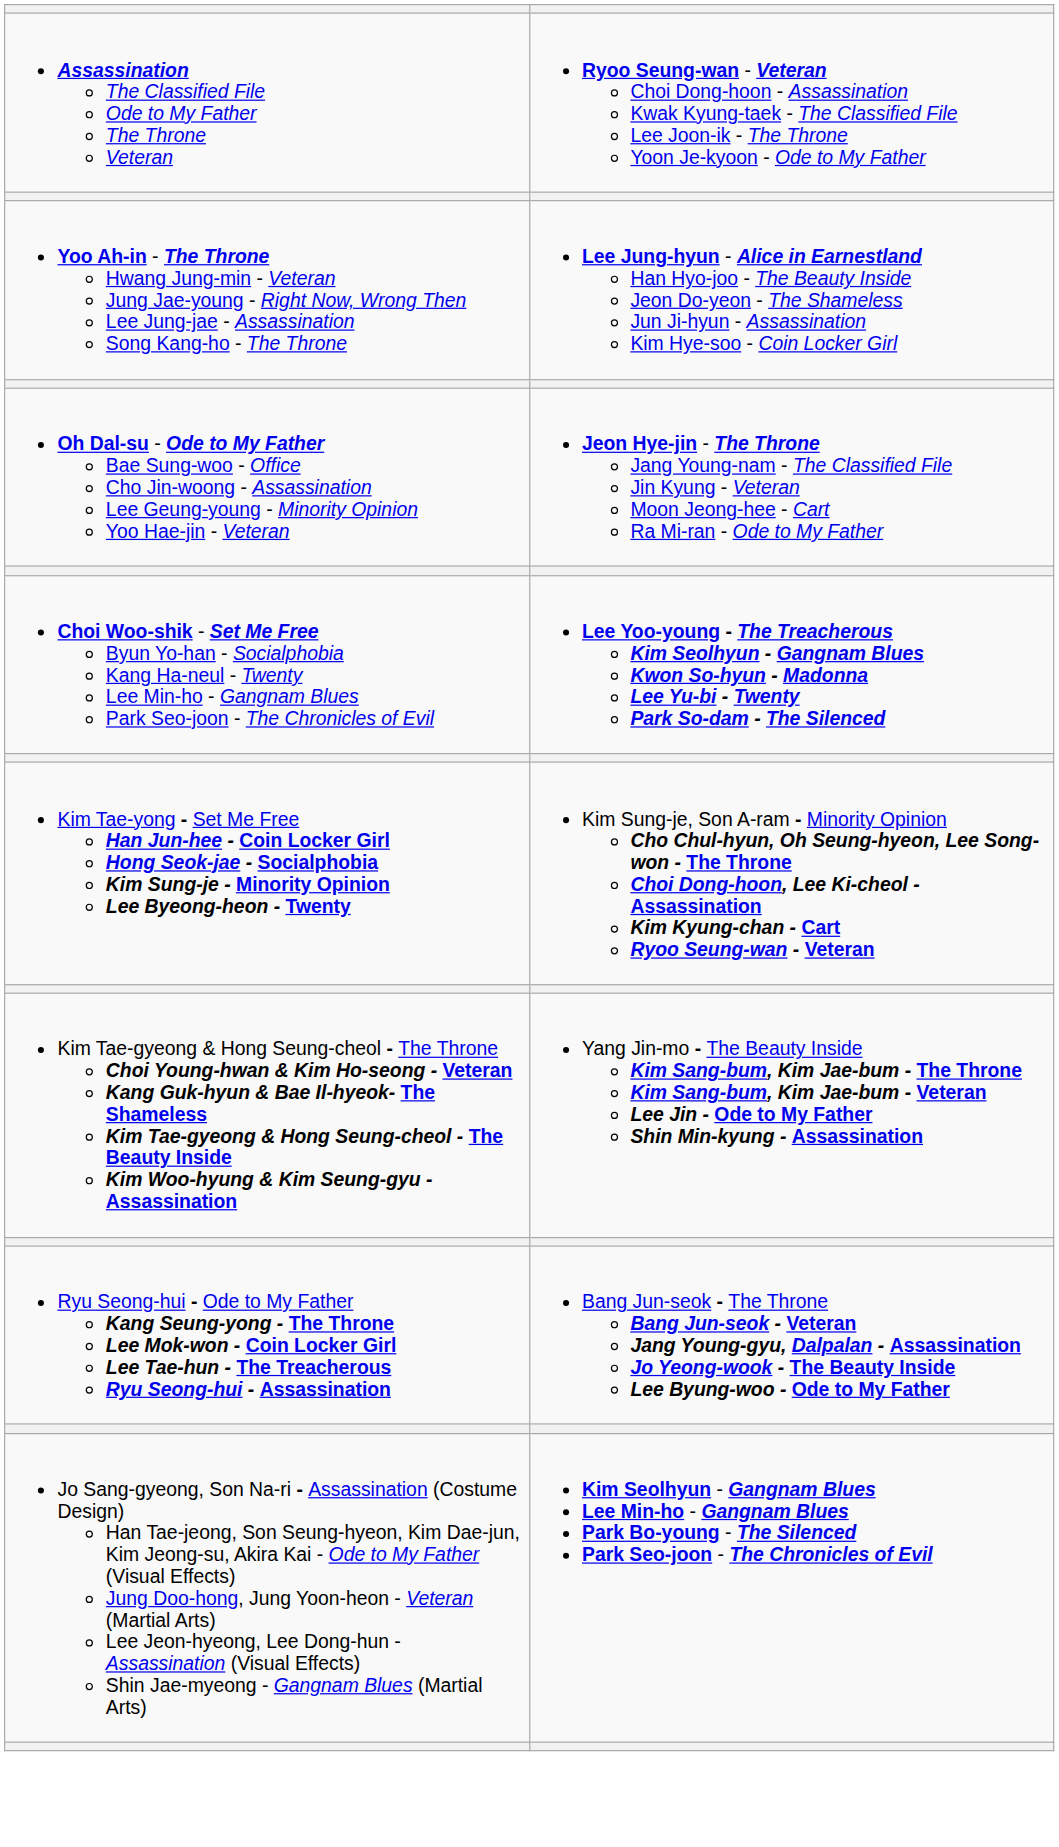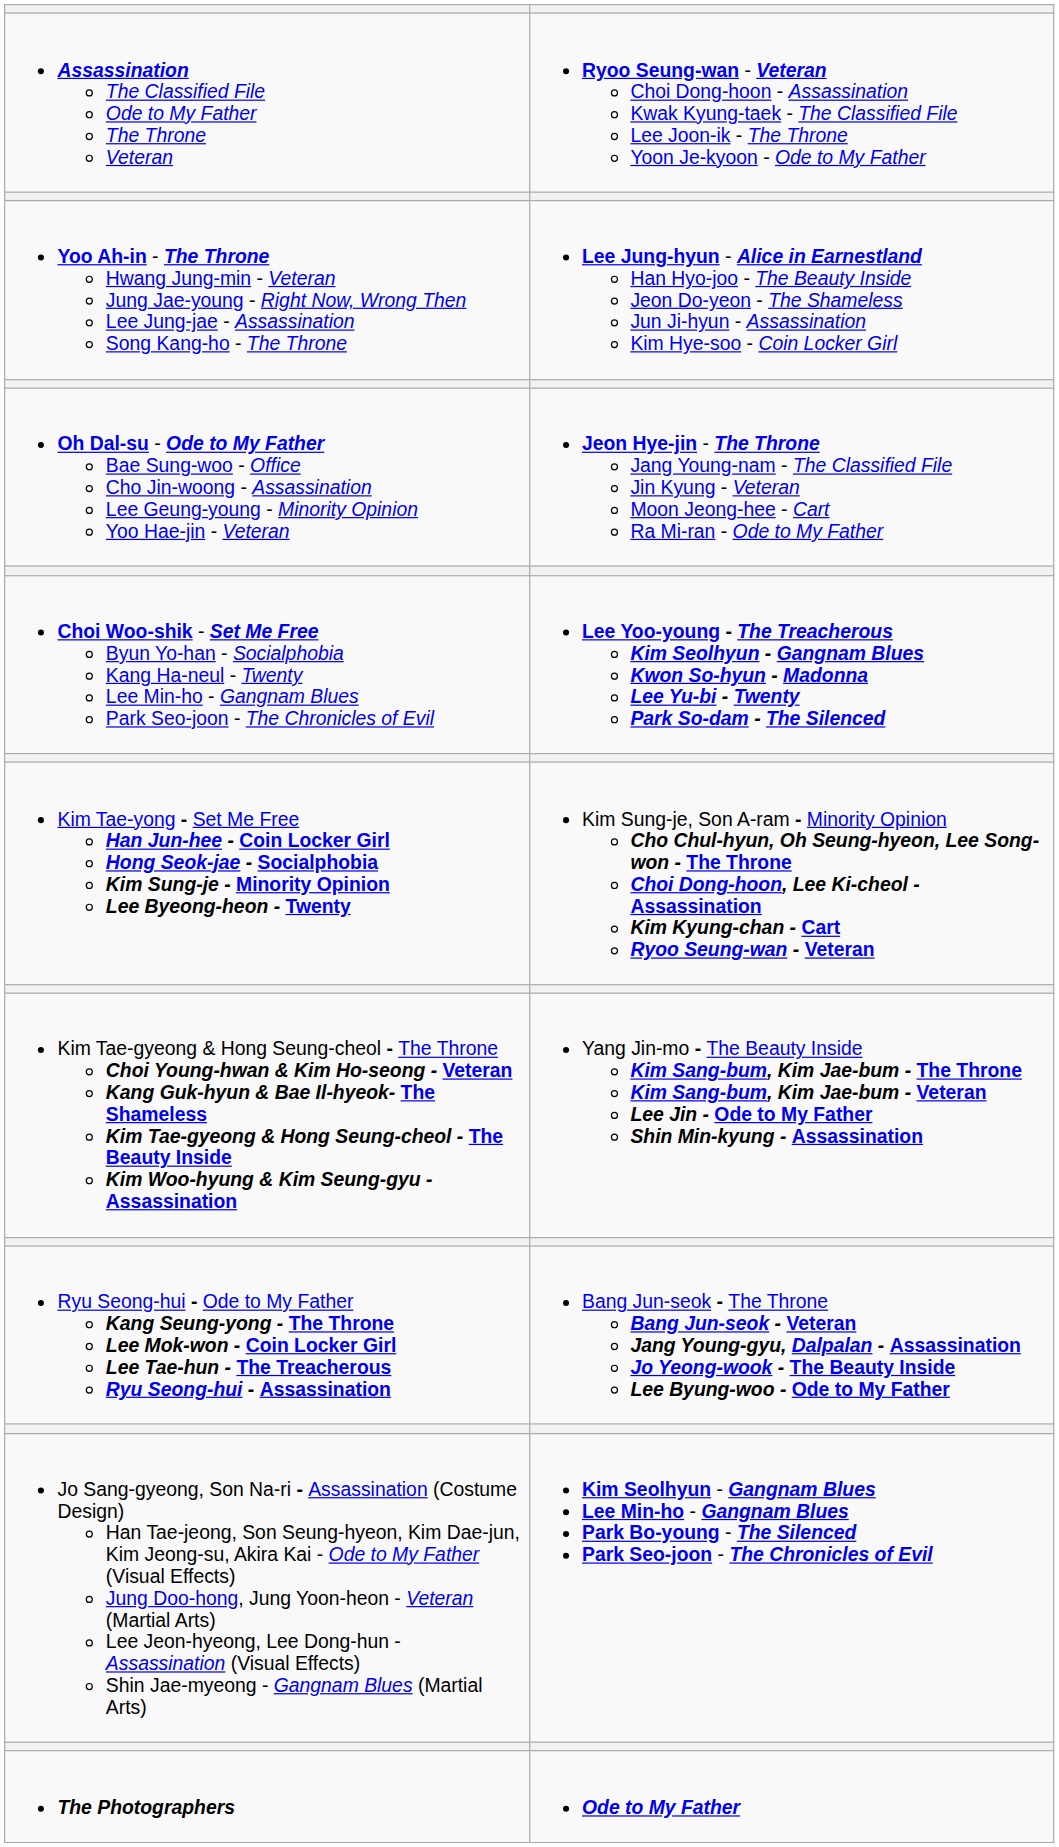+ row: (267, 1808)
